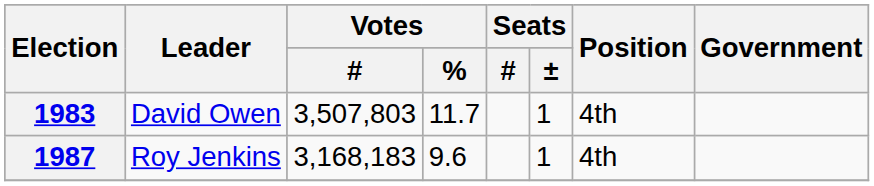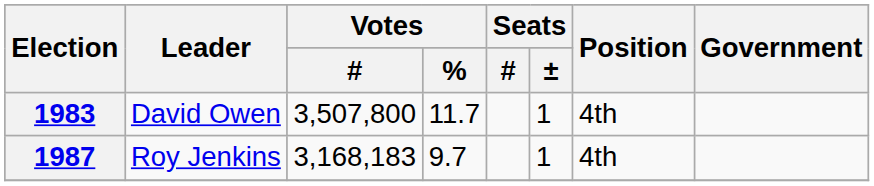(355, 113) 3,507,803 -> (355, 113) 3,507,800
(448, 157) 9.6 -> (448, 157) 9.7
